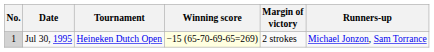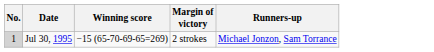- column: (119, 18)
(212, 39) lightyellow background -> (122, 39) no background
